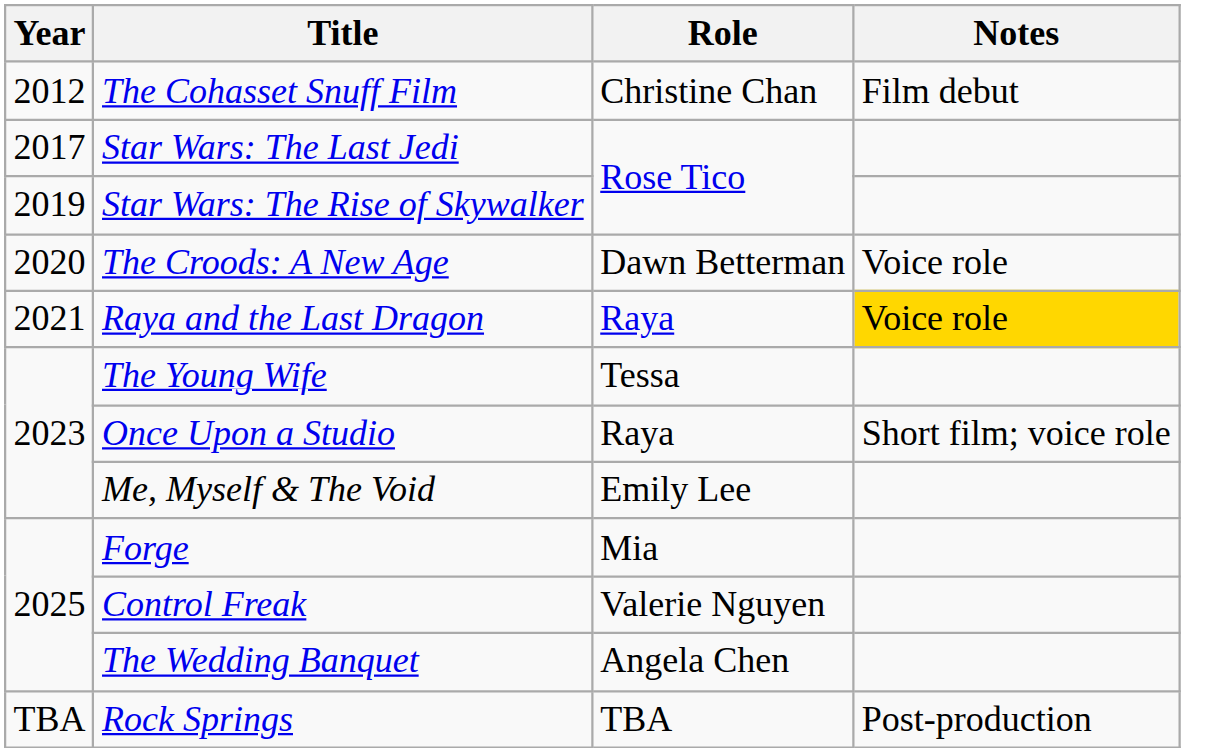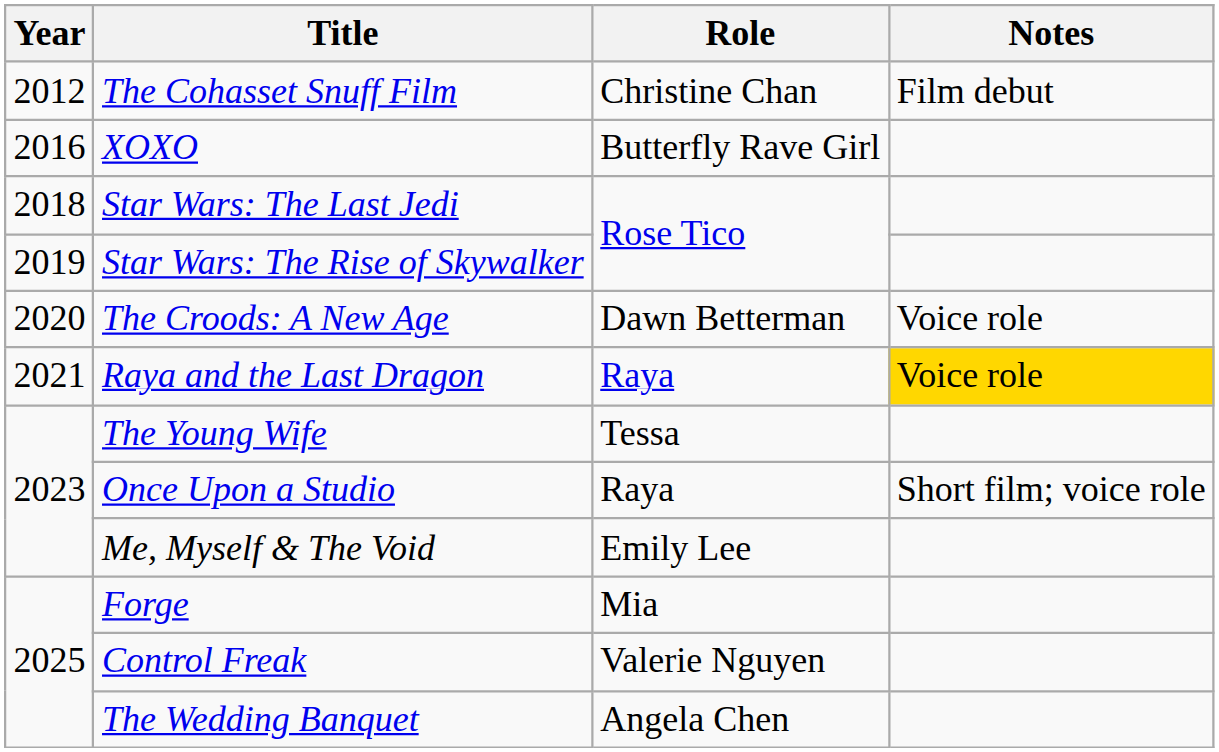+ row: (150, 147)
(49, 147) 2017 -> (49, 204) 2018
- row: (198, 718)
